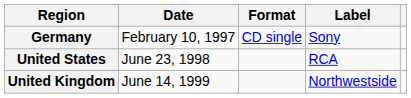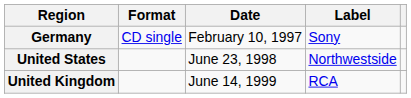columns swapped: (178, 15) <-> (272, 15)
(323, 59) RCA -> (353, 59) Northwestside
(353, 81) Northwestside -> (323, 81) RCA
